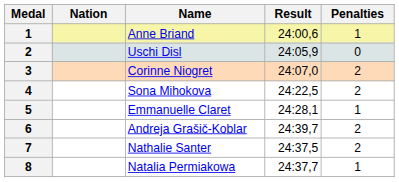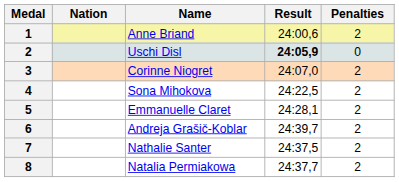(358, 33) 1 -> (358, 33) 2
(298, 53) normal -> (298, 53) bold
(358, 110) 1 -> (358, 110) 2
(358, 167) 1 -> (358, 167) 2
